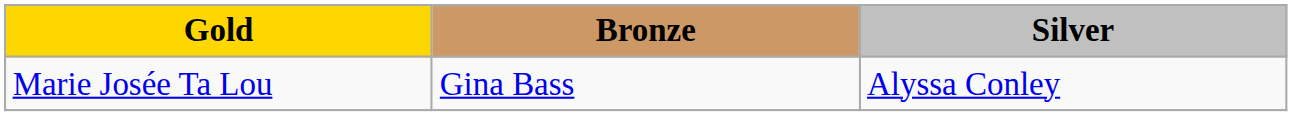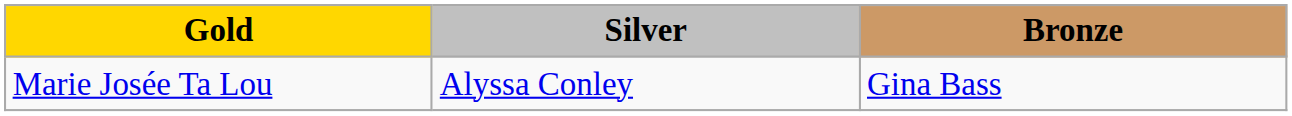columns swapped: (1073, 30) <-> (646, 30)
